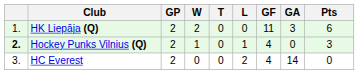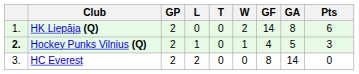columns swapped: (197, 12) <-> (245, 12)
(269, 28) 11 -> (269, 28) 14
(293, 28) 3 -> (293, 28) 8
(293, 45) 0 -> (293, 45) 5
(269, 61) 4 -> (269, 61) 8
